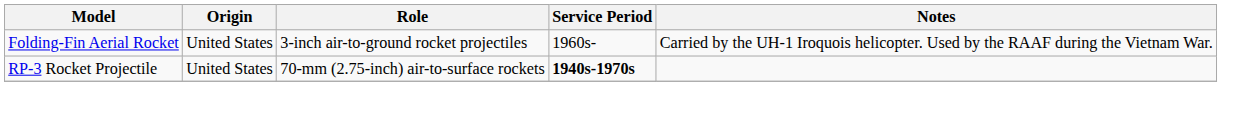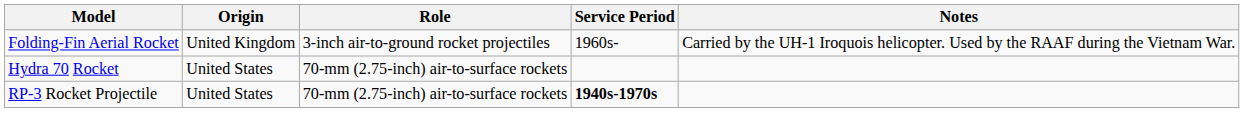(230, 42) United States -> (241, 42) United Kingdom
+ row: (63, 68)
